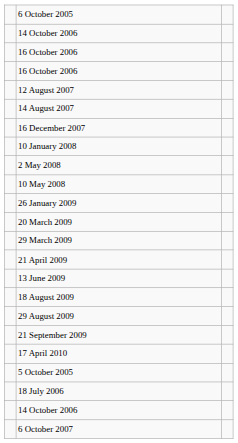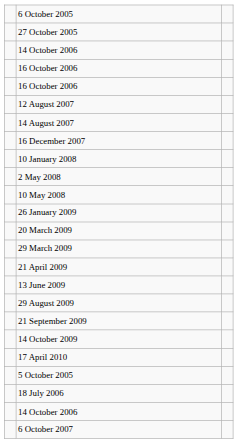+ row: (10, 32)
- row: (10, 297)
+ row: (10, 339)
